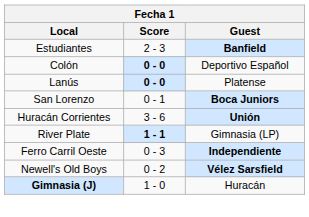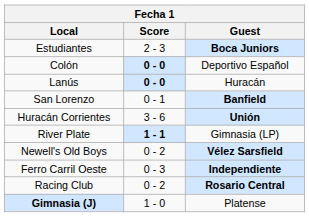(245, 48) Banfield -> (245, 48) Boca Juniors
(245, 82) Platense -> (245, 82) Huracán
(245, 100) Boca Juniors -> (245, 100) Banfield
rows swapped: (64, 151) <-> (64, 168)
+ row: (64, 186)
(245, 186) Huracán -> (245, 203) Platense
